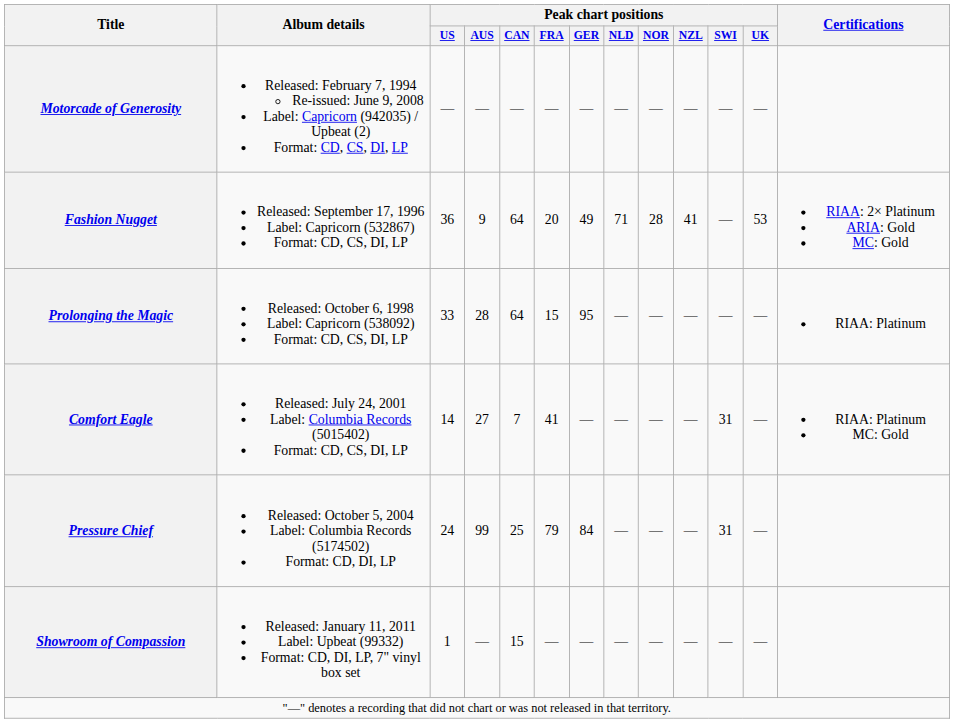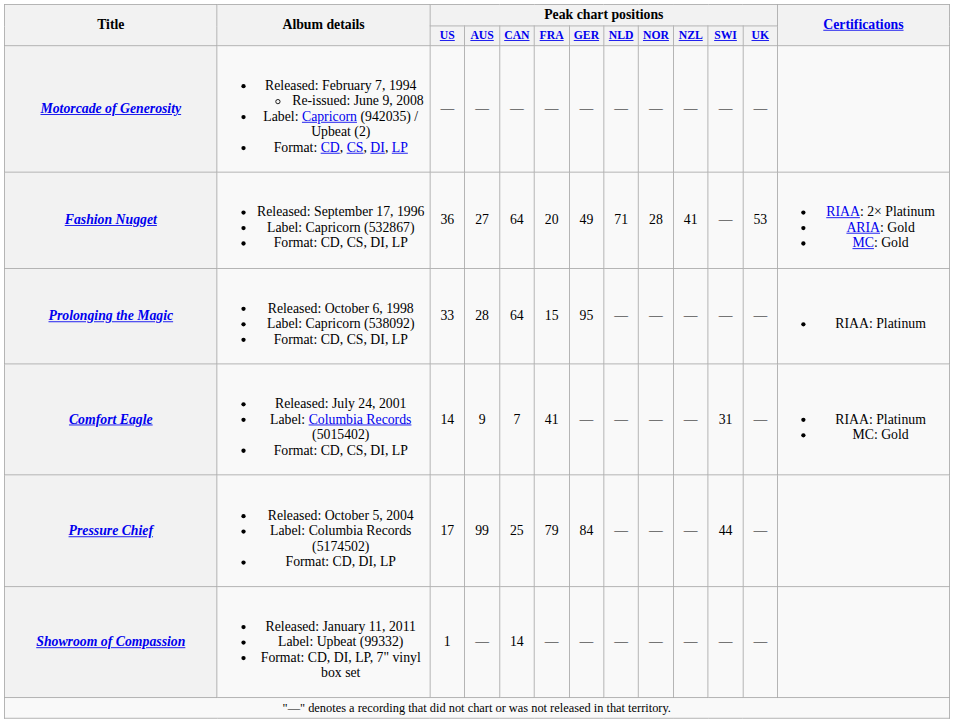(482, 220) 9 -> (482, 220) 27
(482, 419) 27 -> (482, 419) 9
(447, 530) 24 -> (447, 530) 17
(726, 530) 31 -> (726, 530) 44
(517, 642) 15 -> (517, 642) 14
